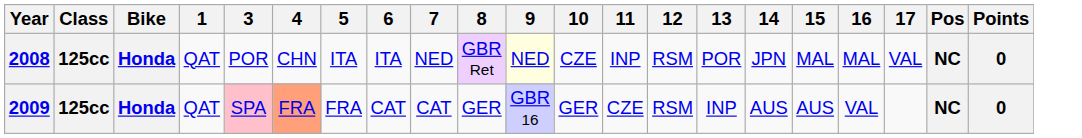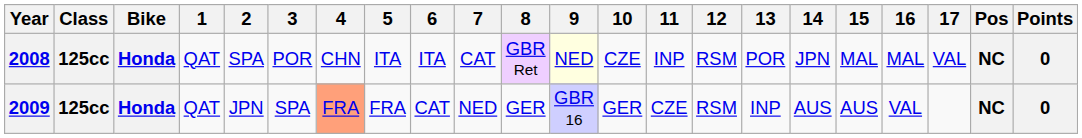+ column: (246, 19)
(434, 58) NED -> (478, 58) CAT
(248, 108) pink background -> (292, 108) no background
(434, 108) CAT -> (478, 108) NED
